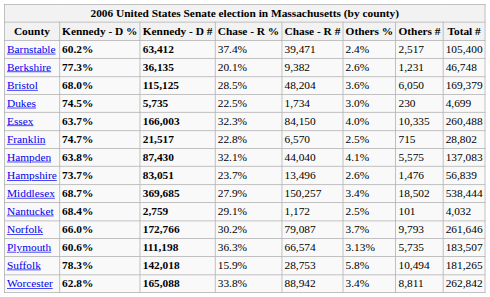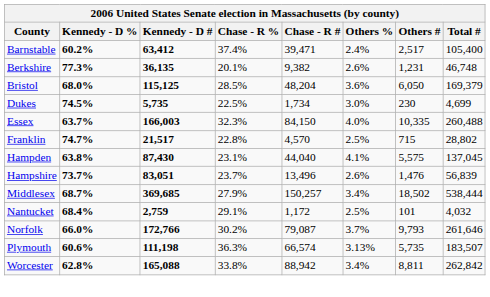(297, 139) 6,570 -> (297, 139) 4,570
(232, 157) 32.1% -> (232, 157) 23.1%
(464, 157) 137,083 -> (464, 157) 137,045
- row: (24, 265)
